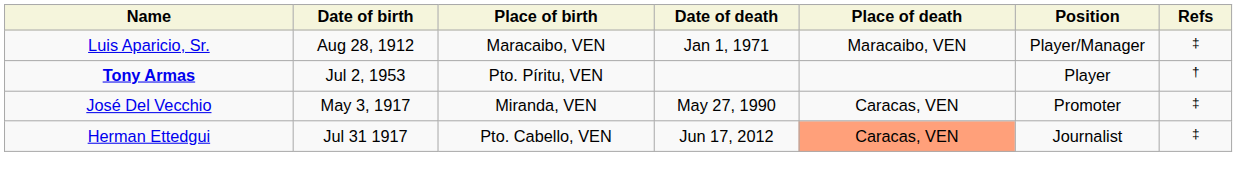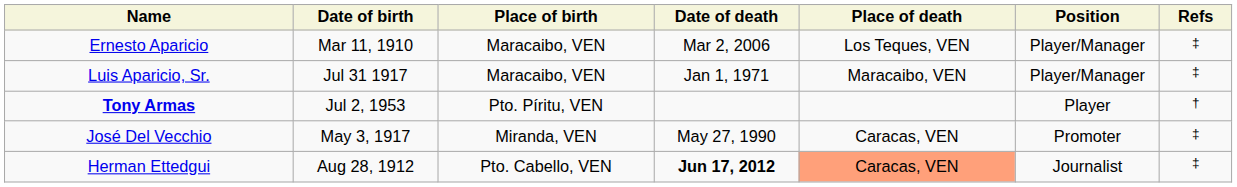+ row: (149, 45)
(365, 45) Aug 28, 1912 -> (365, 75) Jul 31 1917
(365, 136) Jul 31 1917 -> (365, 166) Aug 28, 1912
(726, 136) normal -> (726, 166) bold
